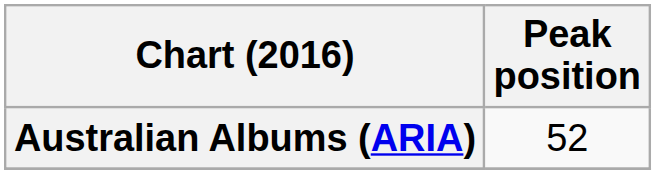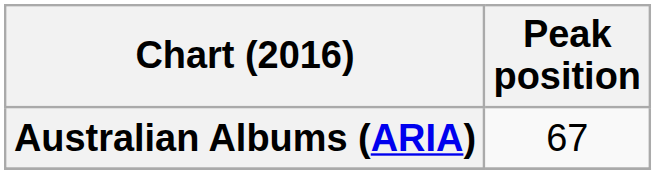(567, 137) 52 -> (567, 137) 67
